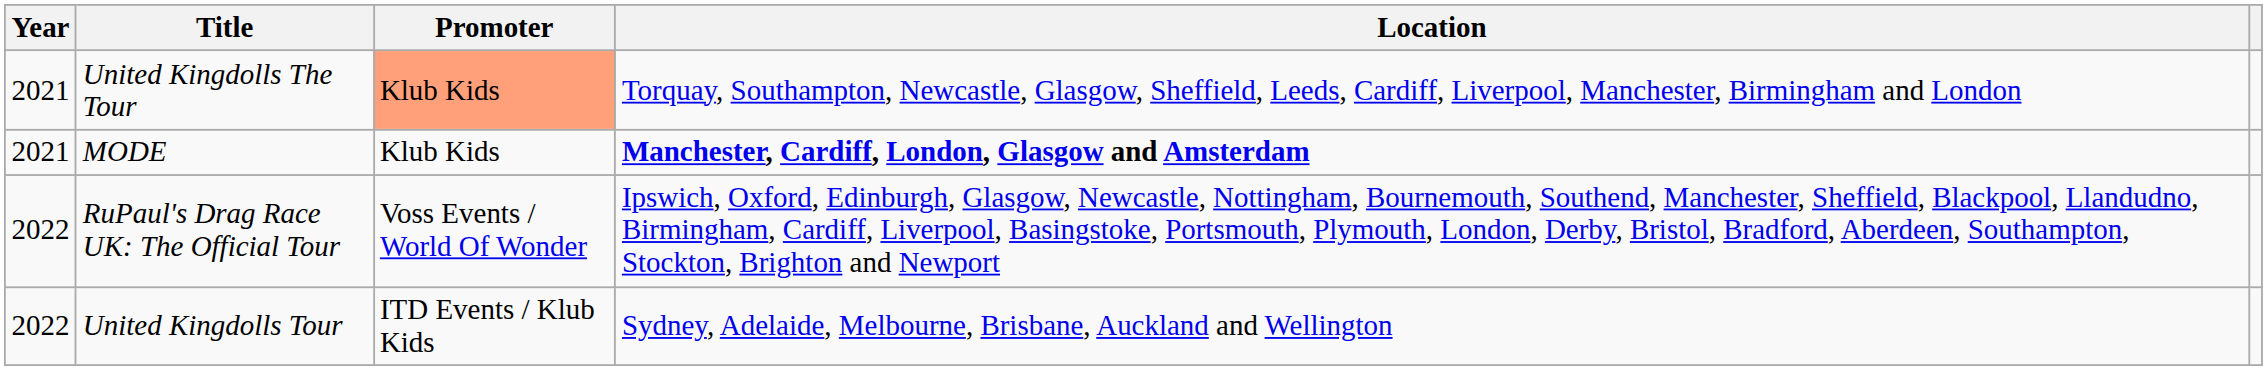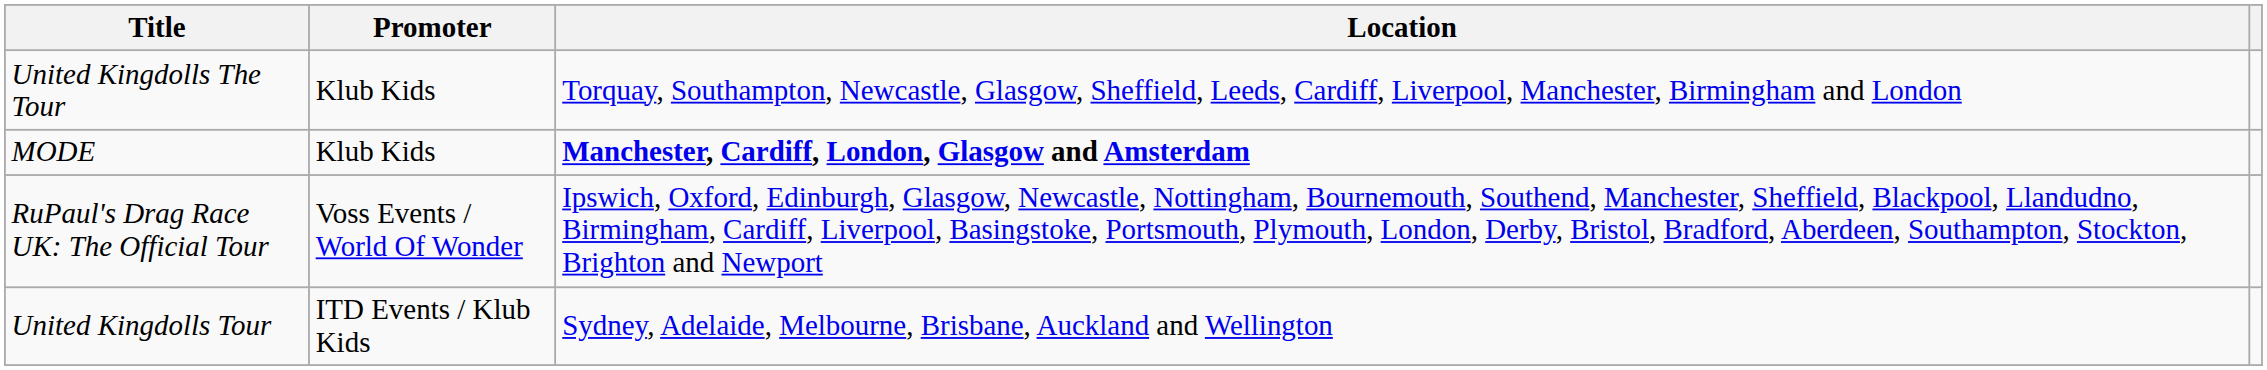- column: (41, 27)
(440, 89) lightsalmon background -> (376, 89) no background
